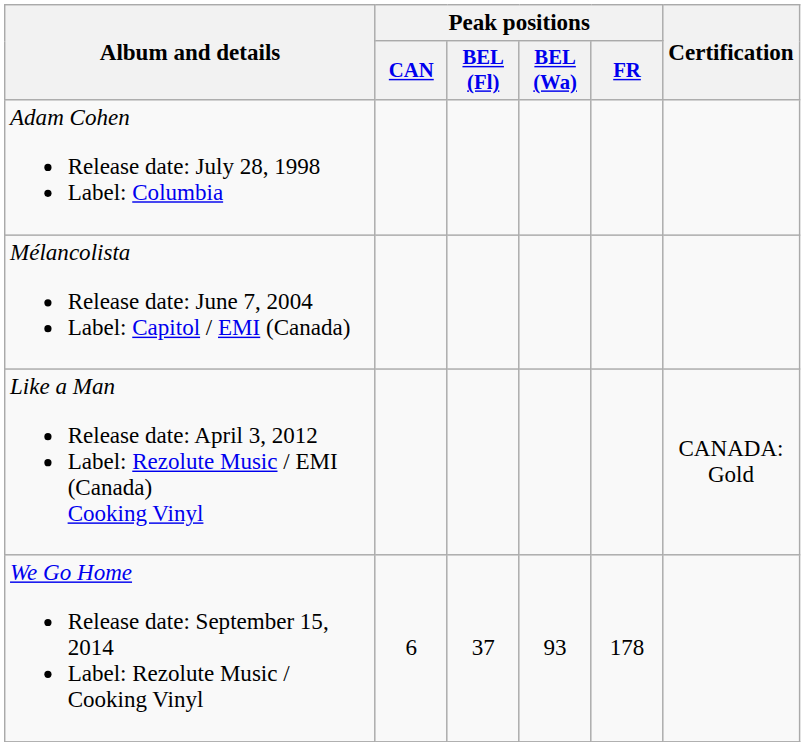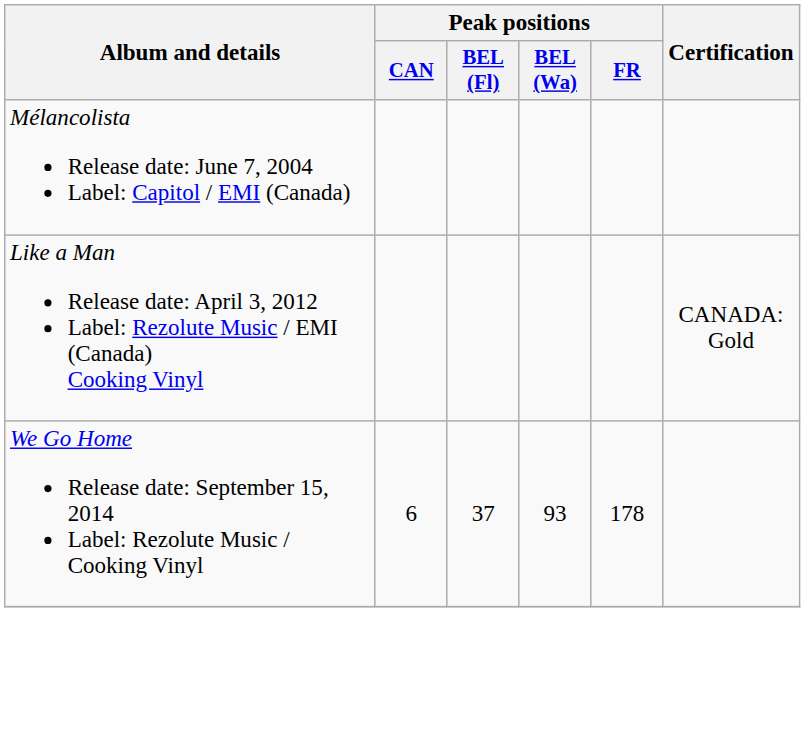- row: (190, 156)
